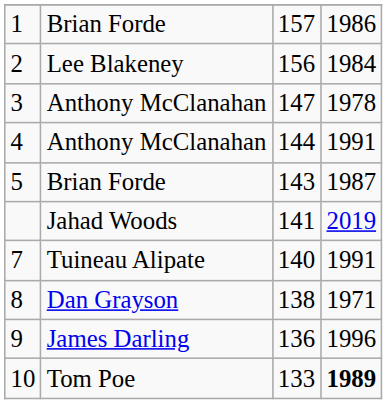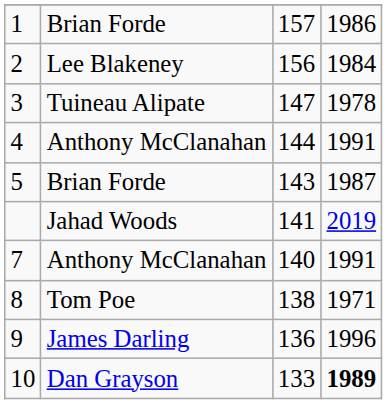(157, 102) Anthony McClanahan -> (126, 102) Tuineau Alipate
(126, 260) Tuineau Alipate -> (157, 260) Anthony McClanahan
(112, 299) Dan Grayson -> (91, 299) Tom Poe
(91, 378) Tom Poe -> (112, 378) Dan Grayson
